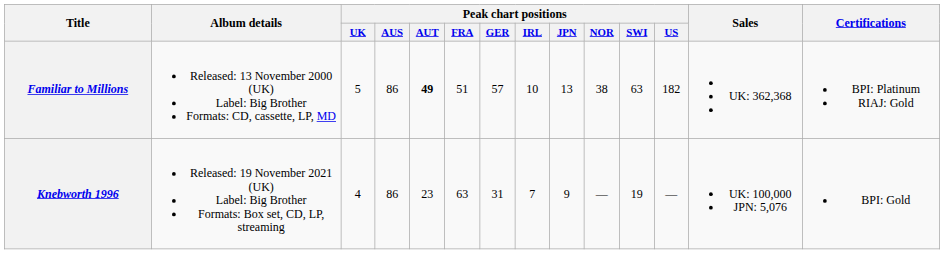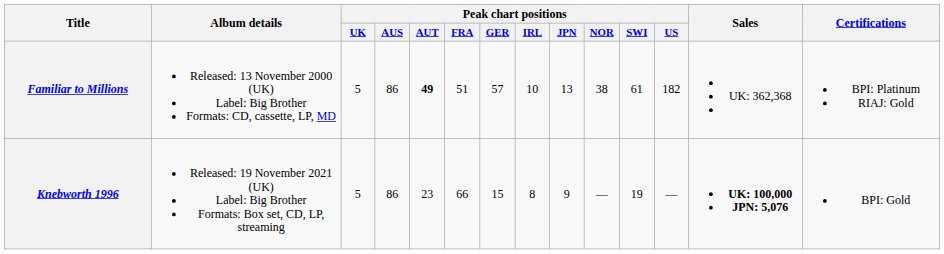(637, 89) 63 -> (637, 89) 61
(358, 193) 4 -> (358, 193) 5
(462, 193) 63 -> (462, 193) 66
(498, 193) 31 -> (498, 193) 15
(532, 193) 7 -> (532, 193) 8
(745, 200) normal -> (745, 200) bold
